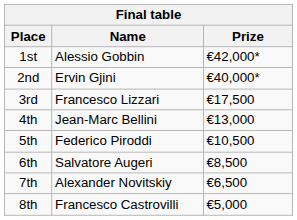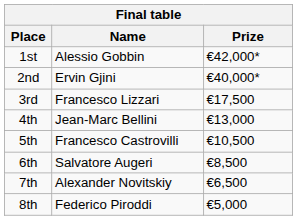(103, 141) Federico Piroddi -> (117, 141) Francesco Castrovilli
(117, 204) Francesco Castrovilli -> (103, 204) Federico Piroddi
